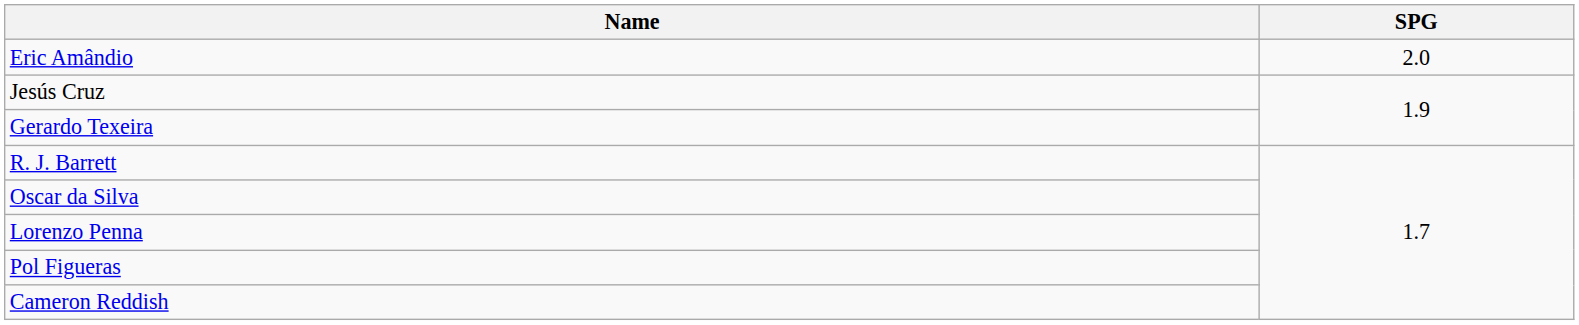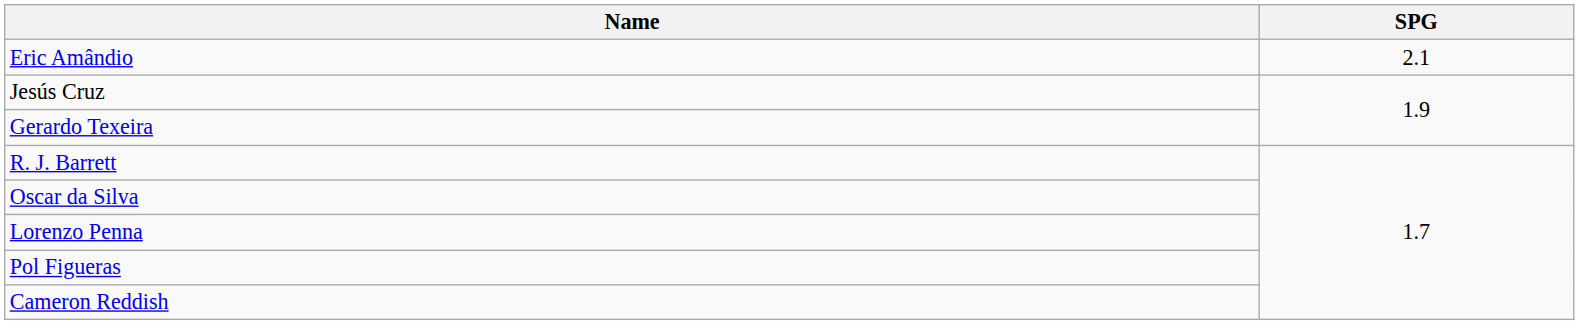(1416, 57) 2.0 -> (1416, 57) 2.1
